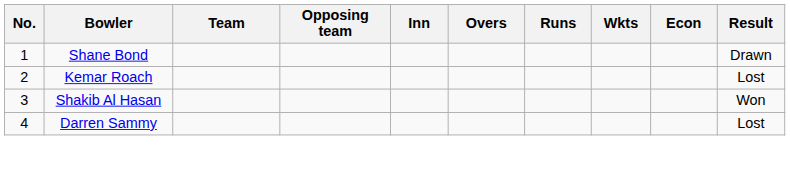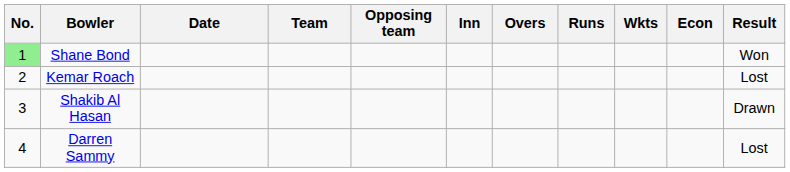+ column: (204, 24)
(24, 54) no background -> (22, 54) lightgreen background
(751, 54) Drawn -> (754, 54) Won
(751, 100) Won -> (754, 108) Drawn
